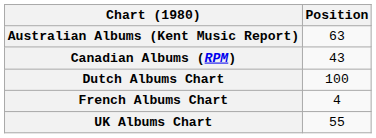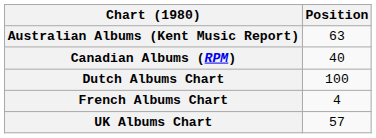(337, 58) 43 -> (337, 58) 40
(337, 122) 55 -> (337, 122) 57
